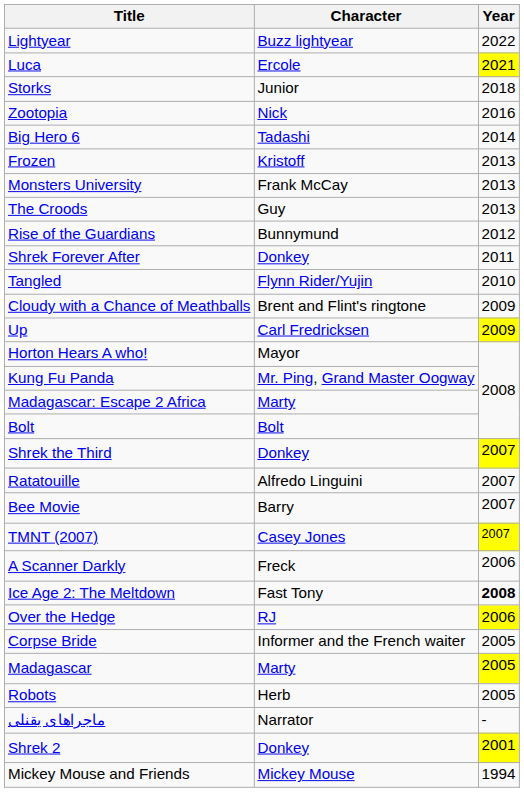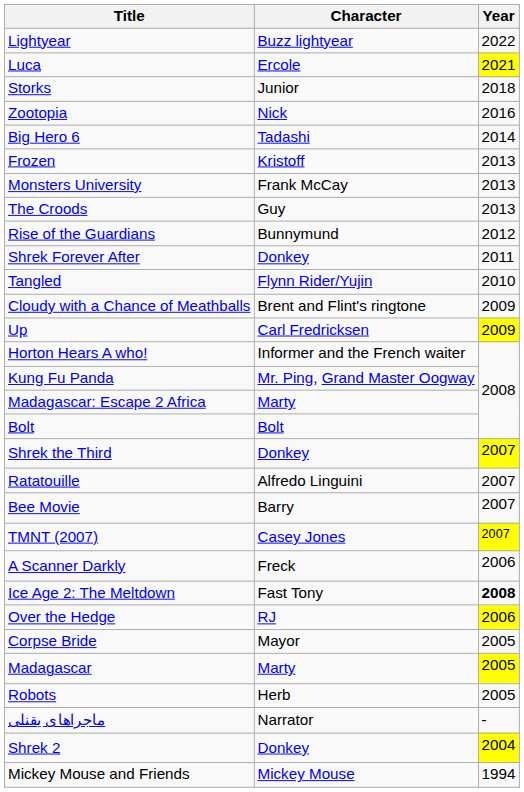(279, 354) Mayor -> (361, 354) Informer and the French waiter
(361, 641) Informer and the French waiter -> (279, 641) Mayor
(498, 744) 2001 -> (498, 744) 2004
